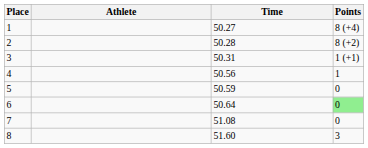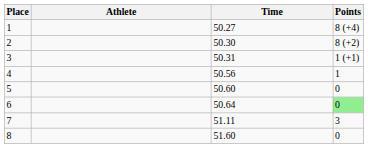(224, 43) 50.28 -> (224, 43) 50.30
(224, 89) 50.59 -> (224, 89) 50.60
(224, 120) 51.08 -> (224, 120) 51.11
(338, 120) 0 -> (338, 120) 3
(338, 136) 3 -> (338, 136) 0
